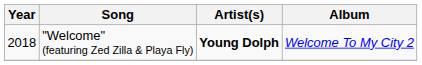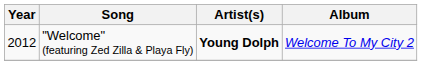(22, 42) 2018 -> (22, 42) 2012
